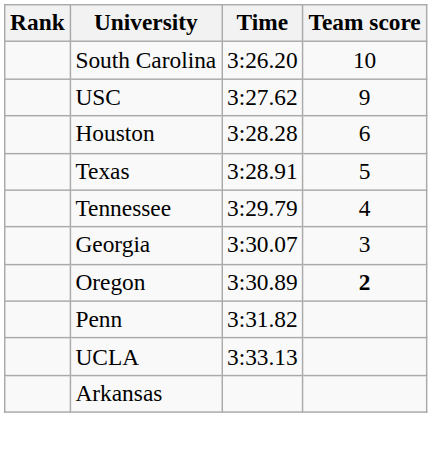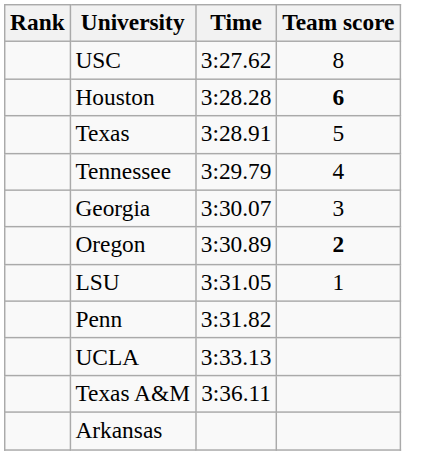- row: (146, 60)
(365, 97) 9 -> (338, 60) 8
(365, 134) normal -> (338, 97) bold
+ row: (97, 282)
+ row: (133, 393)
